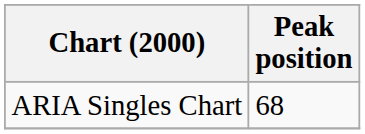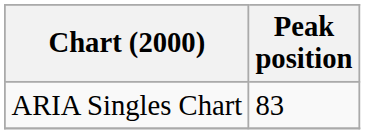(270, 104) 68 -> (270, 104) 83
